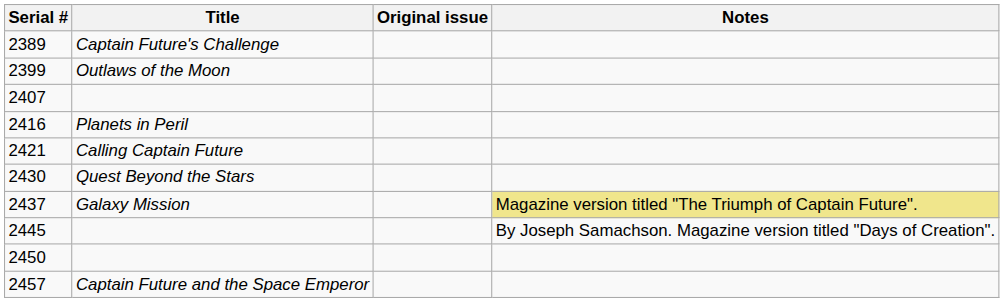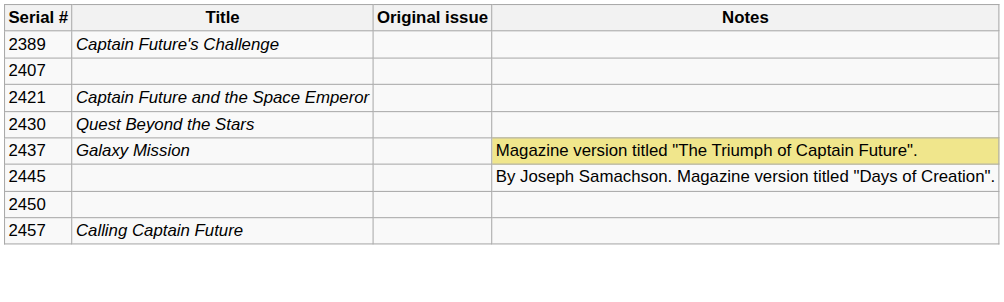- row: (27, 71)
- row: (27, 124)
(160, 151) Calling Captain Future -> (223, 97) Captain Future and the Space Emperor
(223, 284) Captain Future and the Space Emperor -> (160, 230) Calling Captain Future
